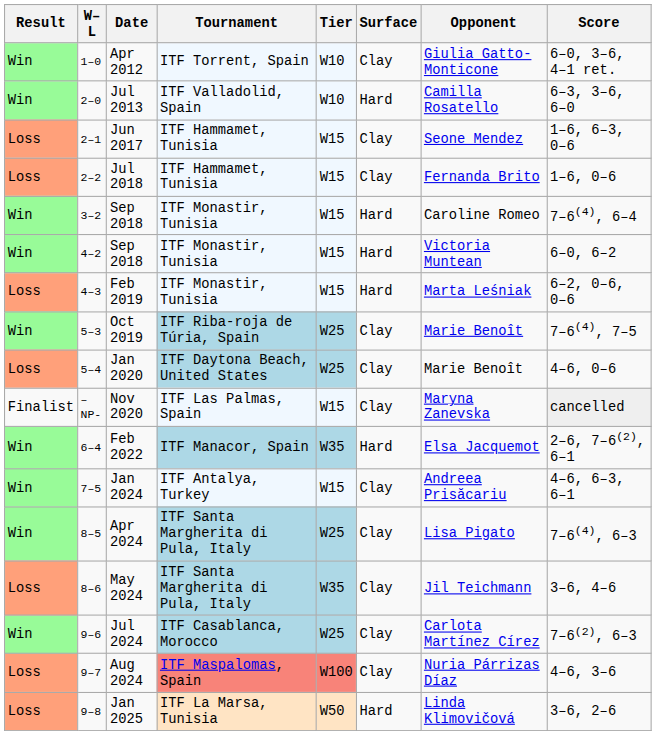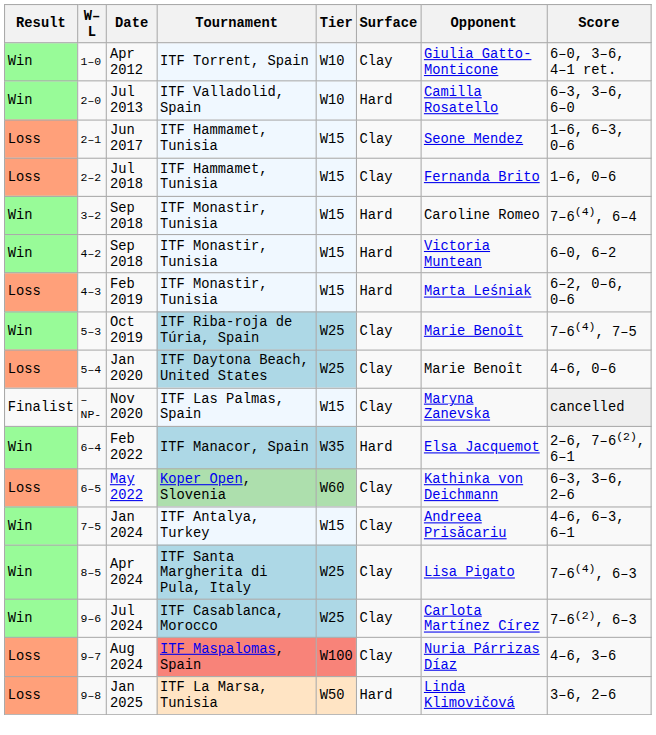+ row: (91, 488)
- row: (91, 589)
